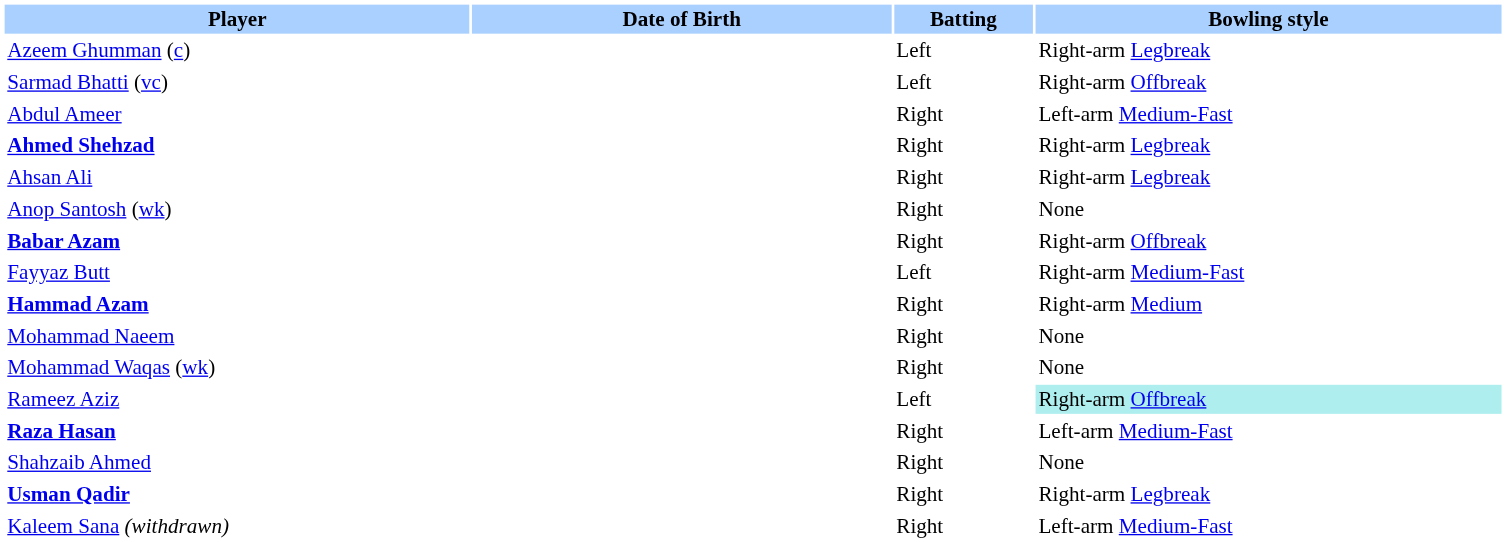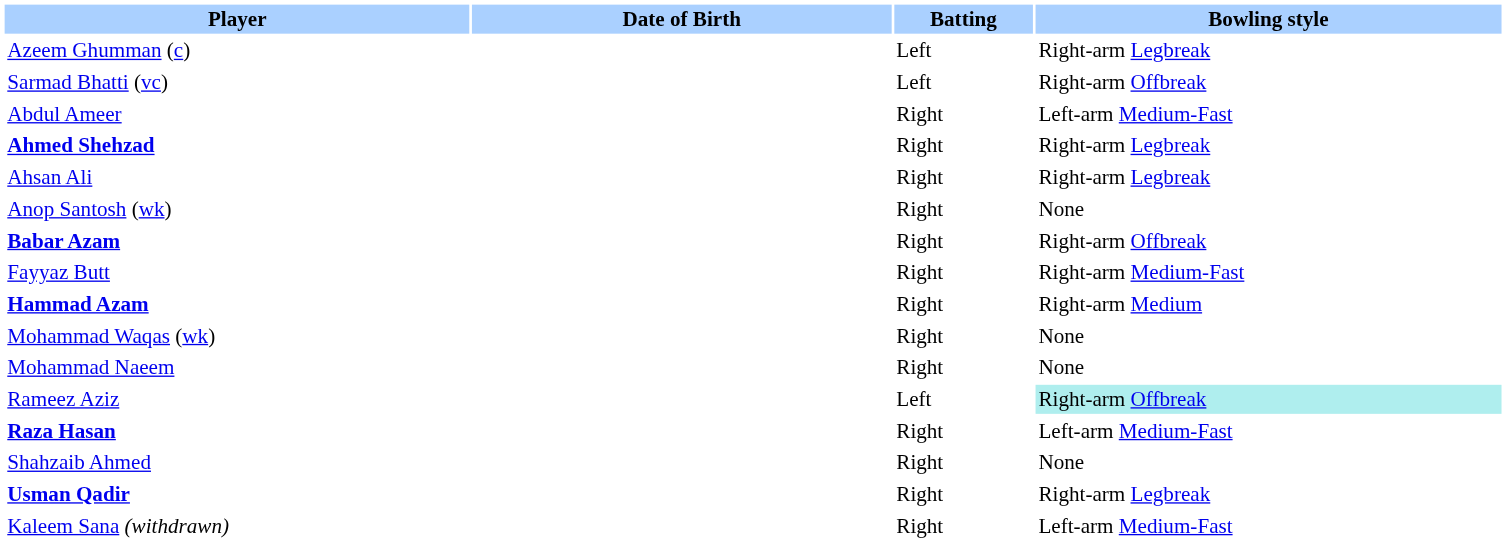(914, 272) Left -> (920, 272) Right
rows swapped: (91, 335) <-> (111, 367)
